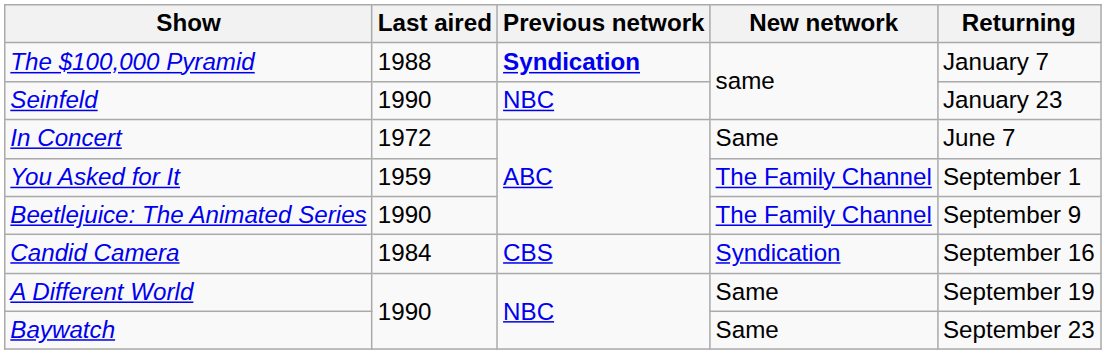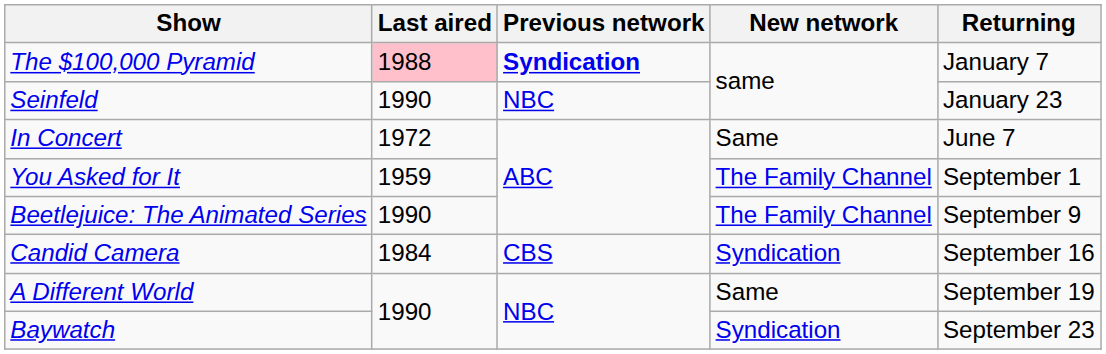(405, 61) no background -> (405, 61) pink background
(747, 330) Same -> (778, 330) Syndication
